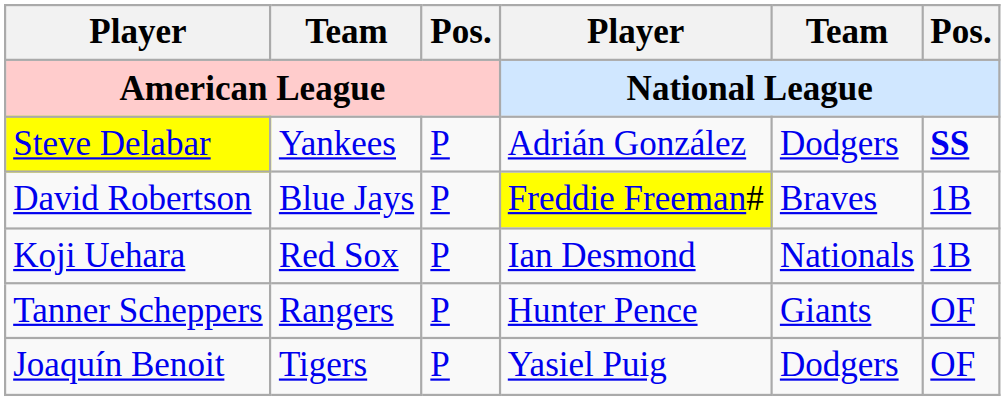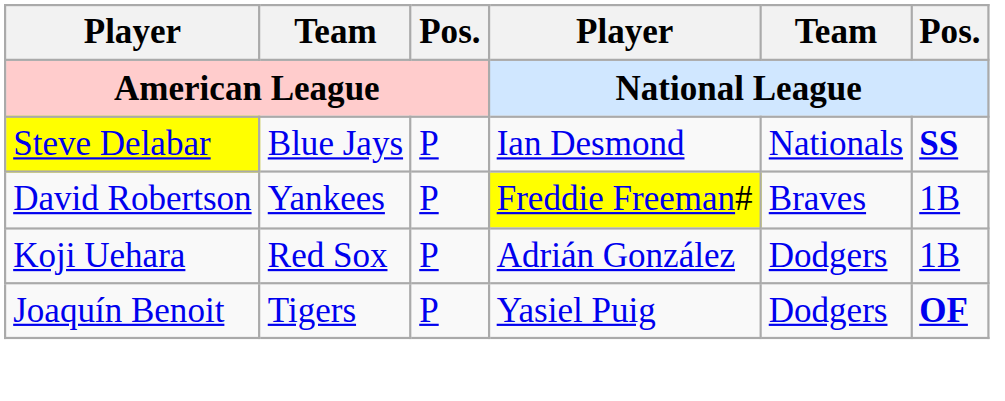(337, 143) Yankees -> (335, 143) Blue Jays
(627, 143) Adrián González -> (591, 143) Ian Desmond
(839, 143) Dodgers -> (836, 143) Nationals
(347, 198) Blue Jays -> (326, 198) Yankees
(602, 254) Ian Desmond -> (616, 254) Adrián González
(847, 254) Nationals -> (828, 254) Dodgers
- row: (138, 310)
(953, 365) normal -> (944, 310) bold
